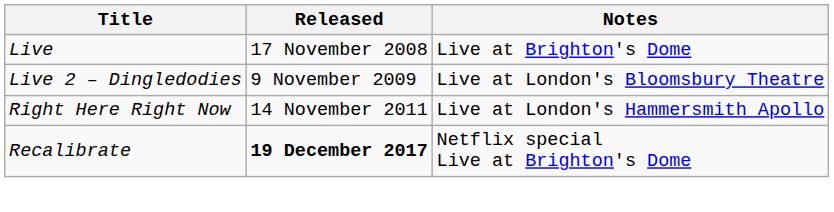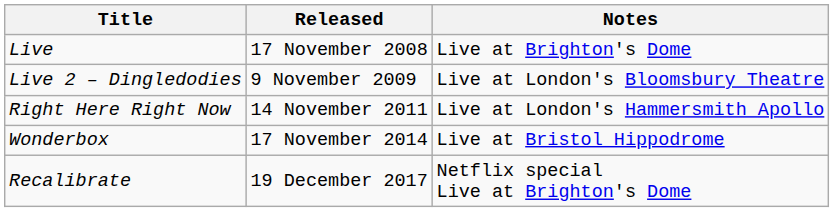+ row: (59, 140)
(339, 151) bold -> (339, 181) normal
